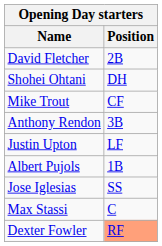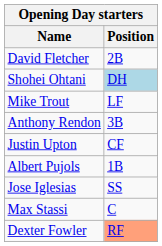(117, 79) no background -> (117, 79) lightblue background
(115, 101) CF -> (115, 101) LF
(115, 144) LF -> (115, 144) CF
